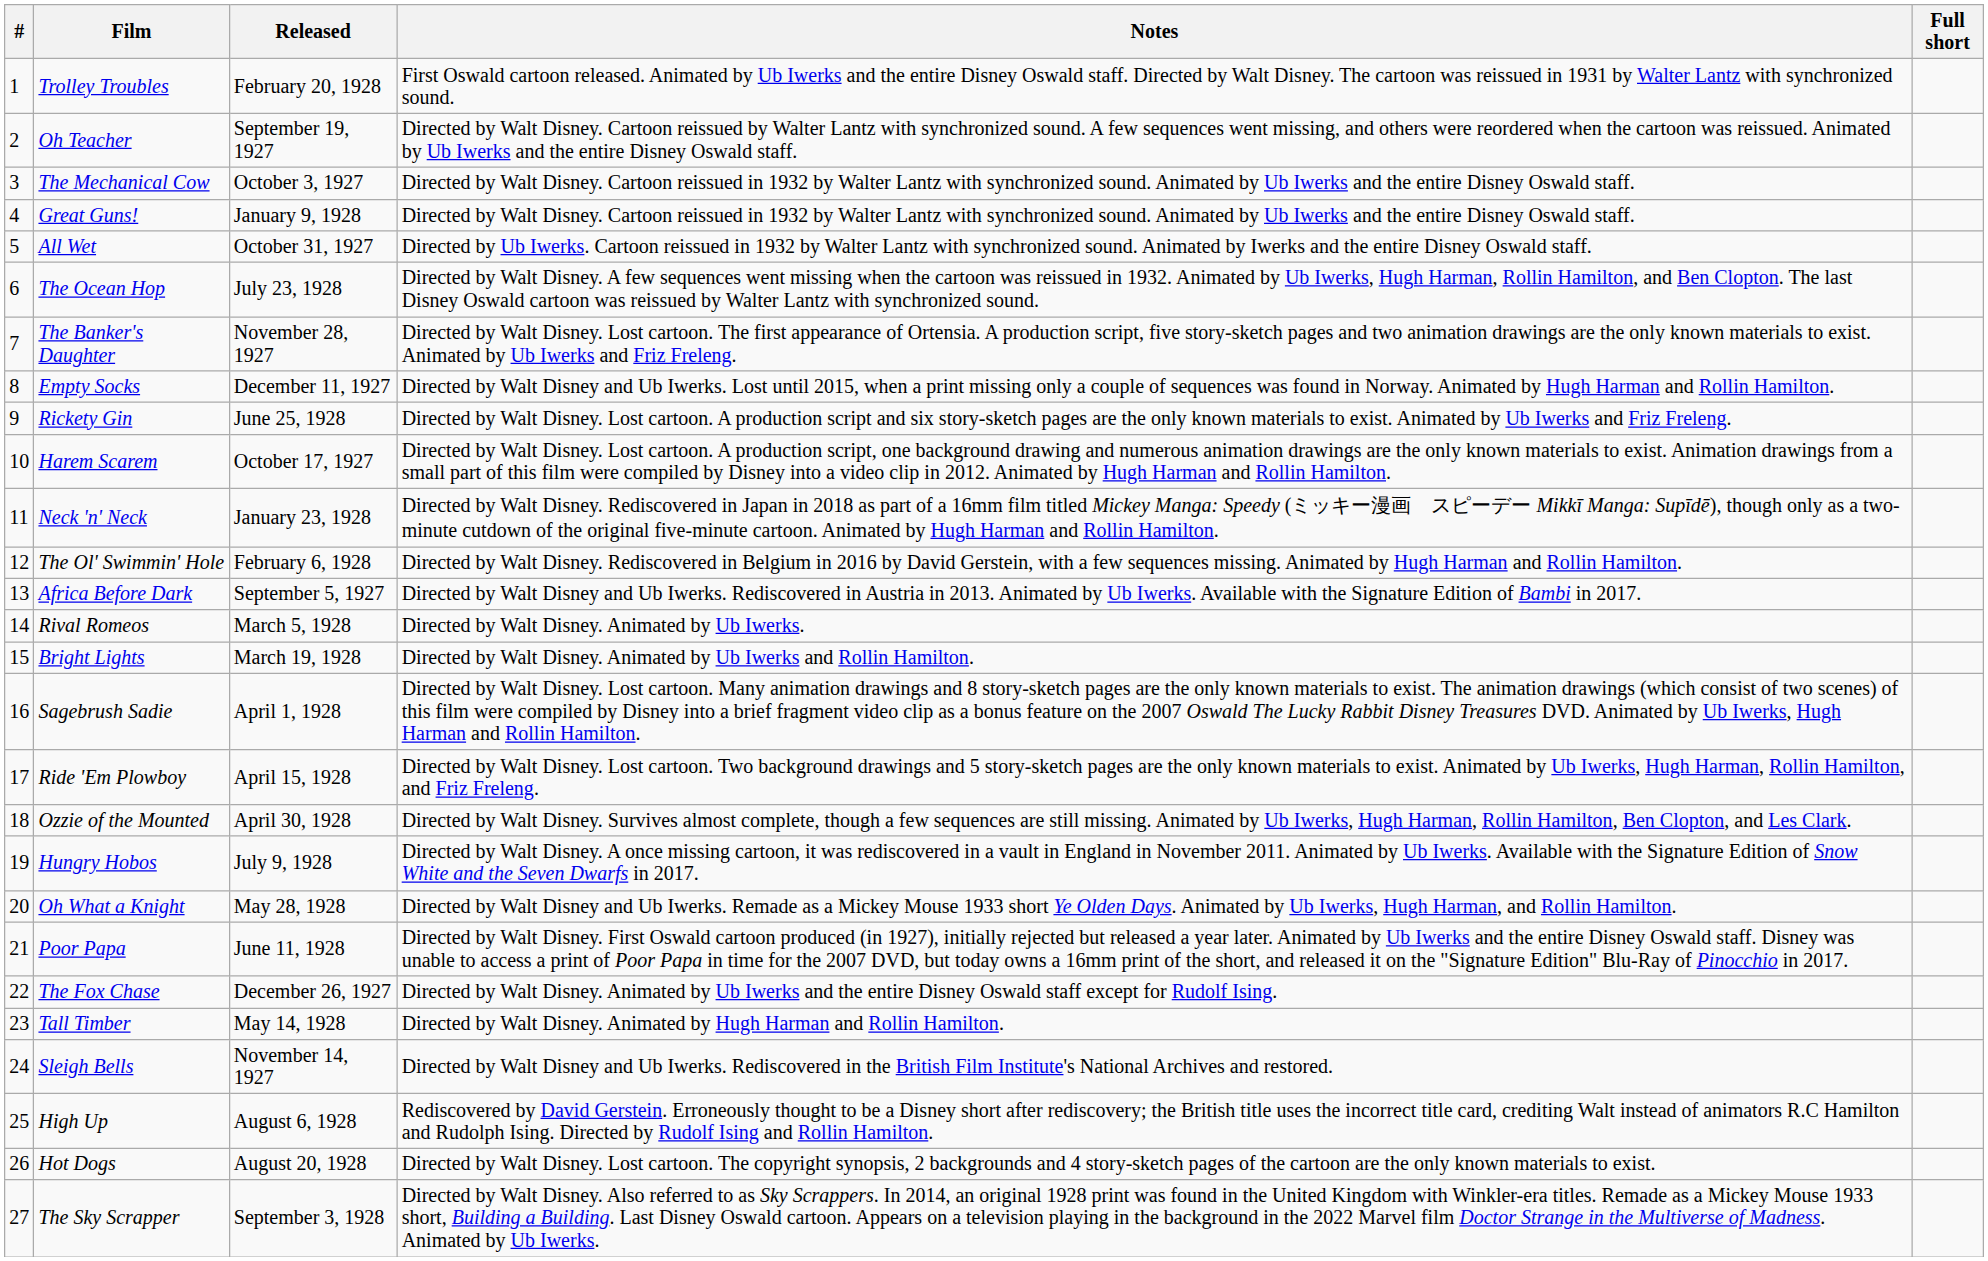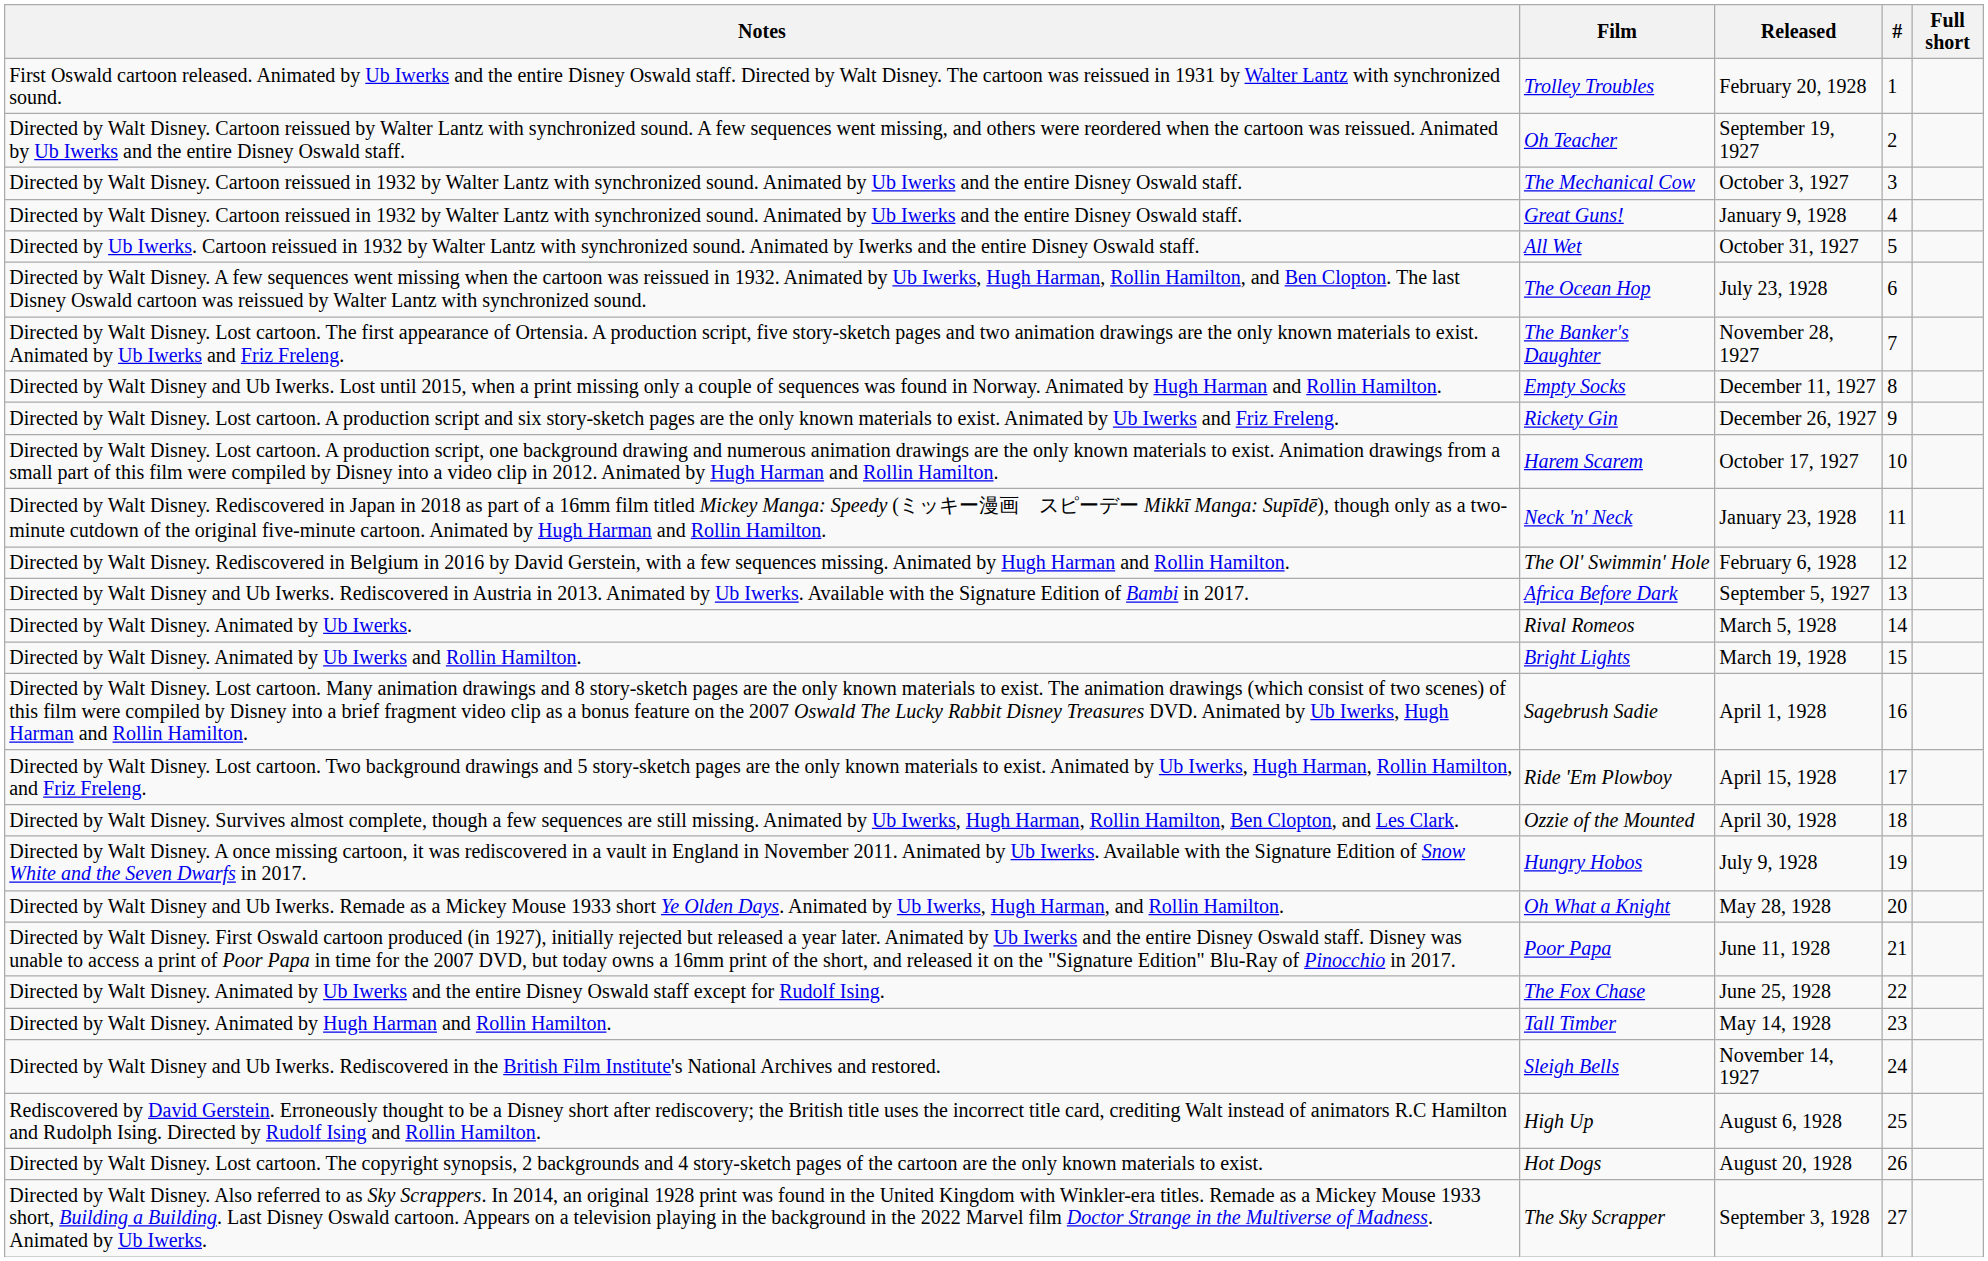columns swapped: (19, 31) <-> (1154, 31)
(290, 418) June 25, 1928 -> (1798, 418) December 26, 1927
(312, 991) December 26, 1927 -> (1775, 991) June 25, 1928
